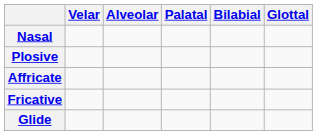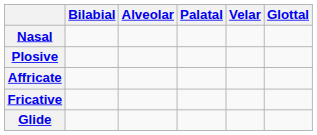columns swapped: (237, 15) <-> (84, 15)
